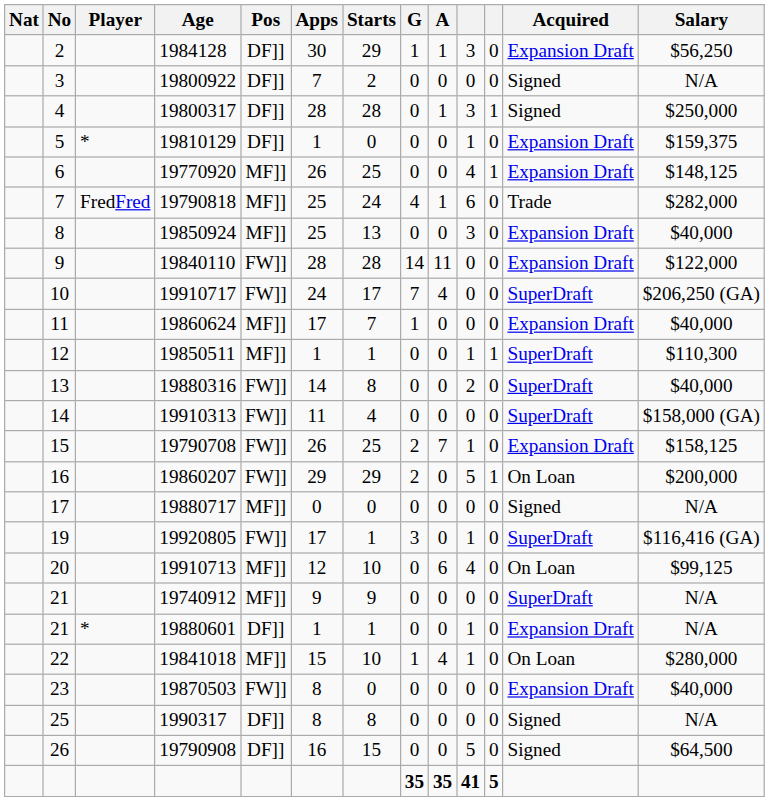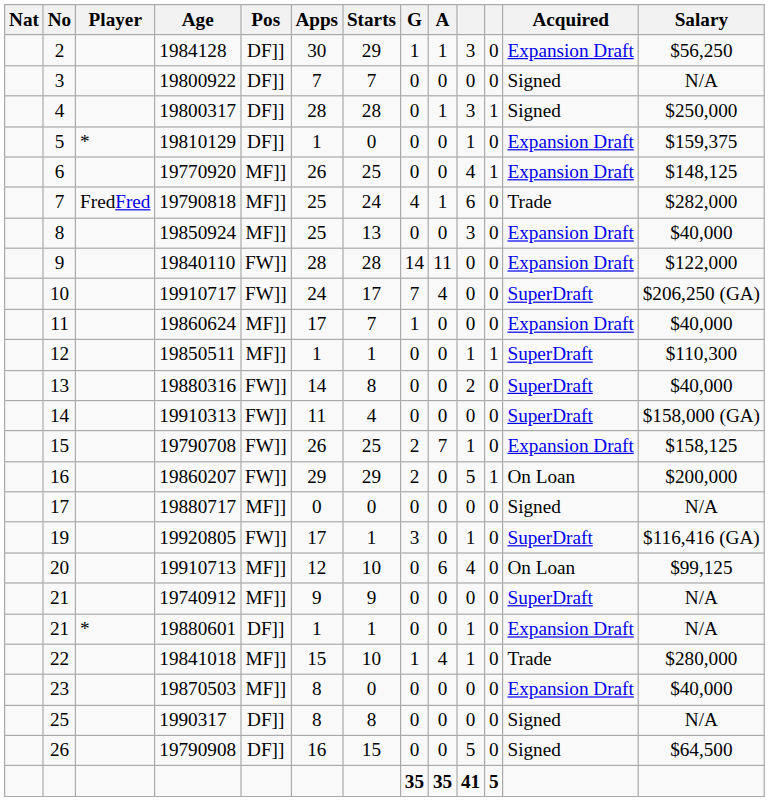(371, 80) 2 -> (371, 80) 7
(541, 659) On Loan -> (530, 659) Trade
(266, 689) FW]] -> (266, 689) MF]]
